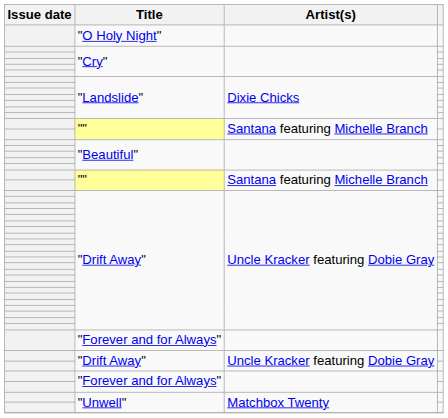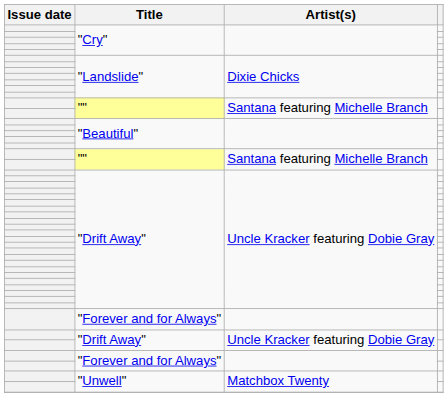- row: (120, 35)
